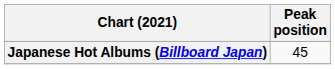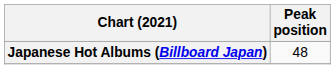(300, 52) 45 -> (300, 52) 48
